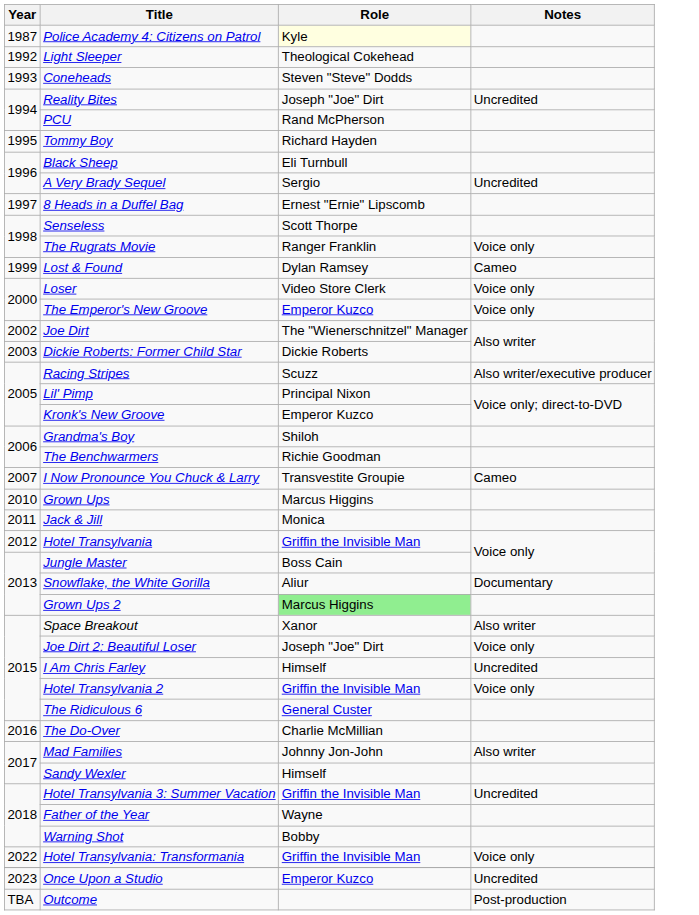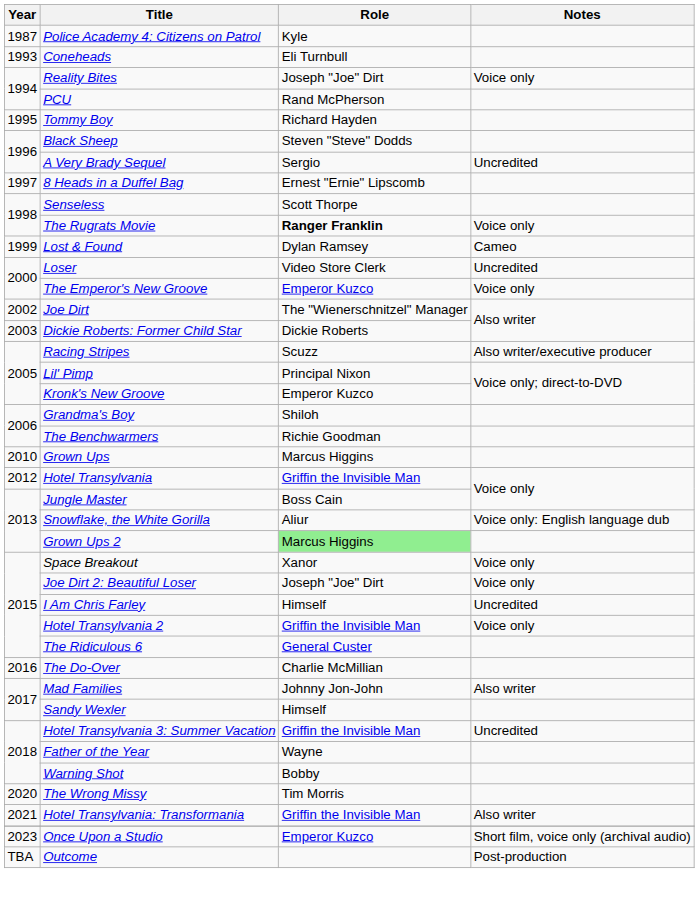(295, 36) lightyellow background -> (295, 36) no background
- row: (82, 57)
(347, 78) Steven "Steve" Dodds -> (315, 57) Eli Turnbull
(506, 99) Uncredited -> (504, 78) Voice only
(315, 162) Eli Turnbull -> (347, 141) Steven "Steve" Dodds
(329, 246) normal -> (332, 225) bold
(504, 288) Voice only -> (506, 267) Uncredited
- row: (151, 478)
- row: (73, 520)
(513, 583) Documentary -> (572, 520) Voice only: English language dub
(505, 625) Also writer -> (504, 562) Voice only
+ row: (95, 794)
(22, 857) 2022 -> (22, 815) 2021
(504, 857) Voice only -> (505, 815) Also writer
(506, 878) Uncredited -> (582, 836) Short film, voice only (archival audio)
